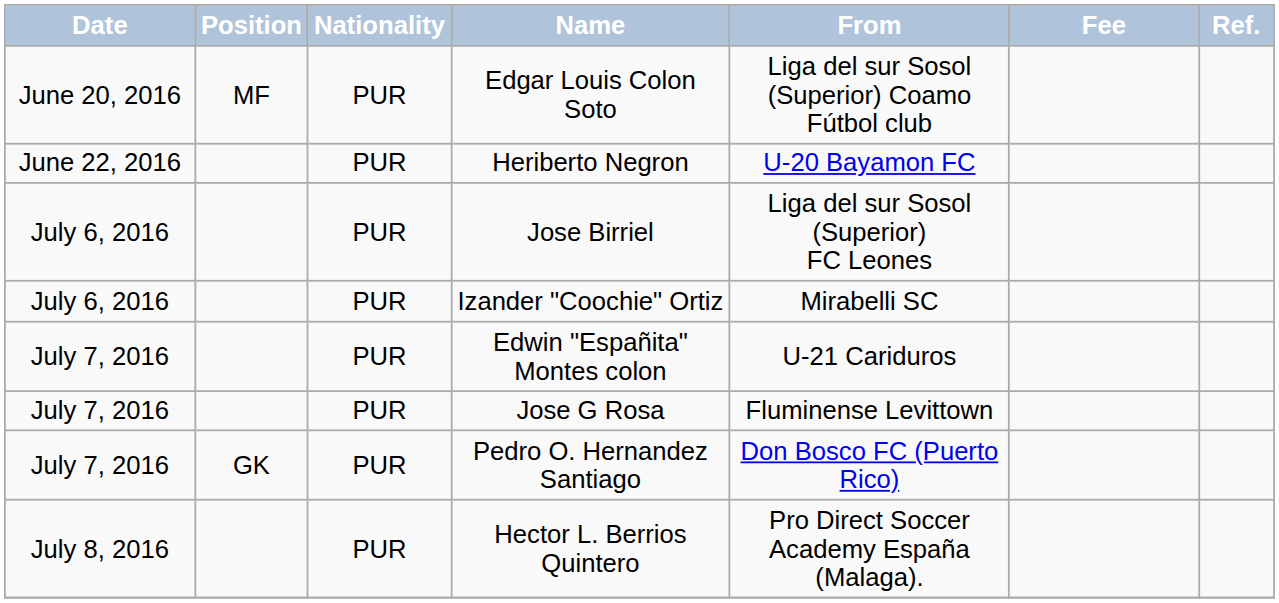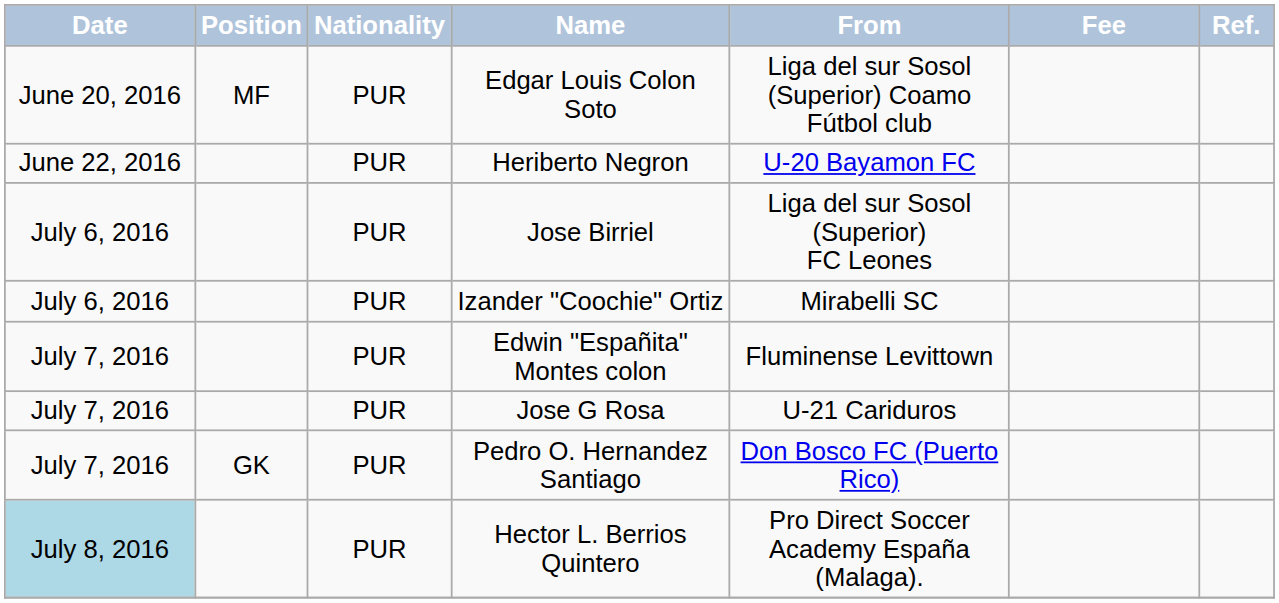(869, 356) U-21 Cariduros -> (869, 356) Fluminense Levittown
(869, 411) Fluminense Levittown -> (869, 411) U-21 Cariduros
(100, 549) no background -> (100, 549) lightblue background
